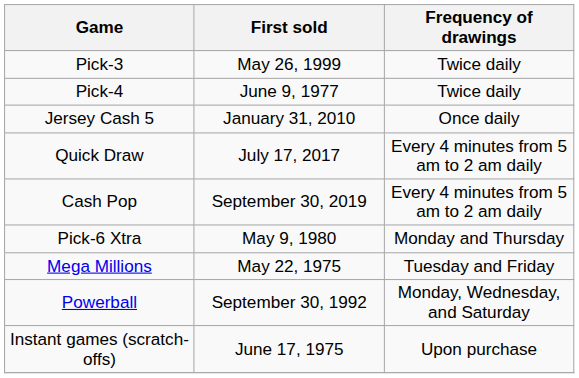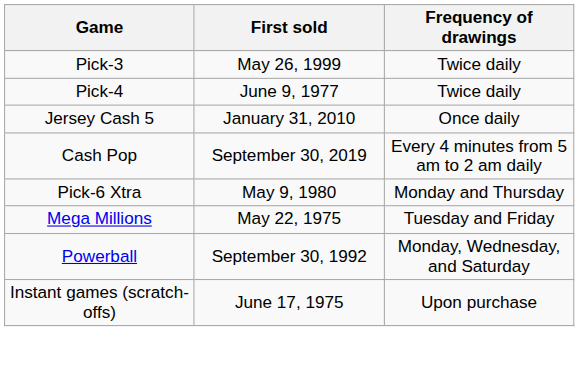- row: (99, 155)
